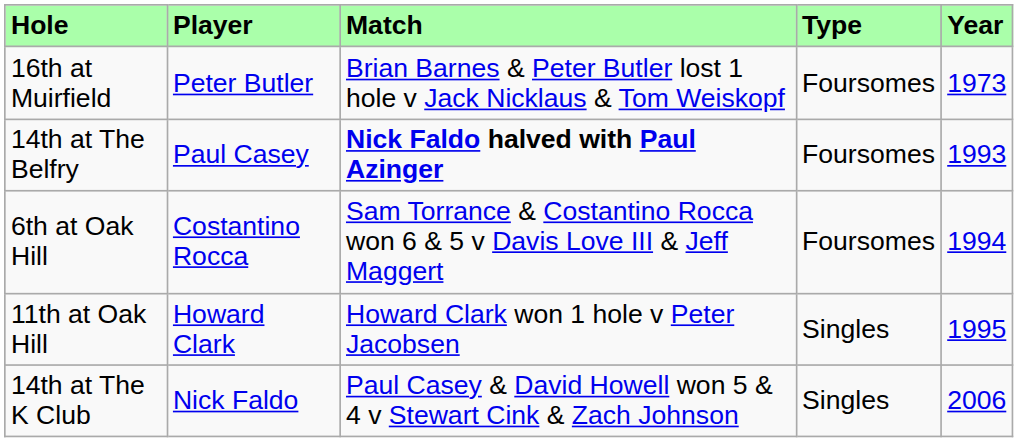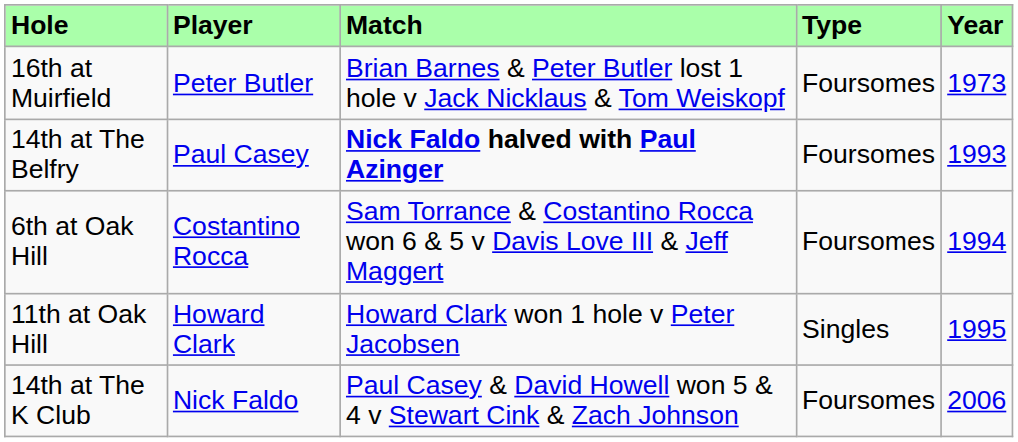(846, 400) Singles -> (869, 400) Foursomes
